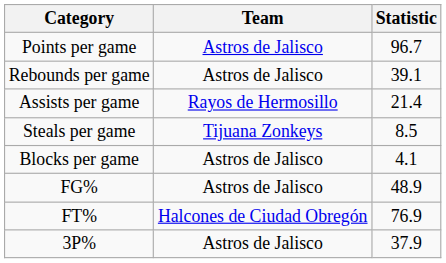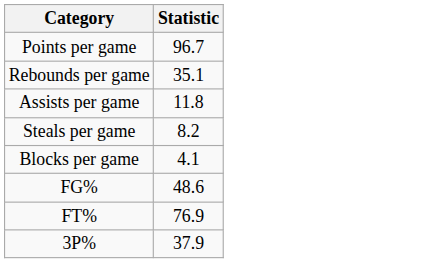- column: (263, 18)
(406, 74) 39.1 -> (188, 74) 35.1
(406, 103) 21.4 -> (188, 103) 11.8
(406, 131) 8.5 -> (188, 131) 8.2
(406, 187) 48.9 -> (188, 187) 48.6
